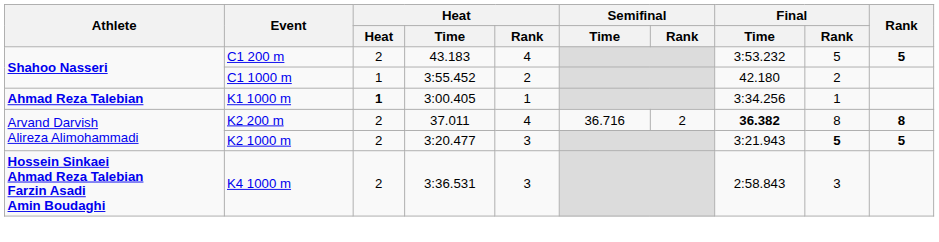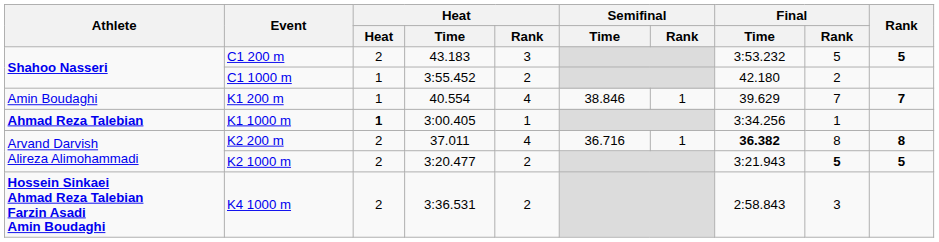(527, 57) 4 -> (527, 57) 3
+ row: (255, 99)
(682, 120) 2 -> (682, 141) 1
(527, 141) 3 -> (527, 162) 2
(527, 184) 3 -> (527, 205) 2
